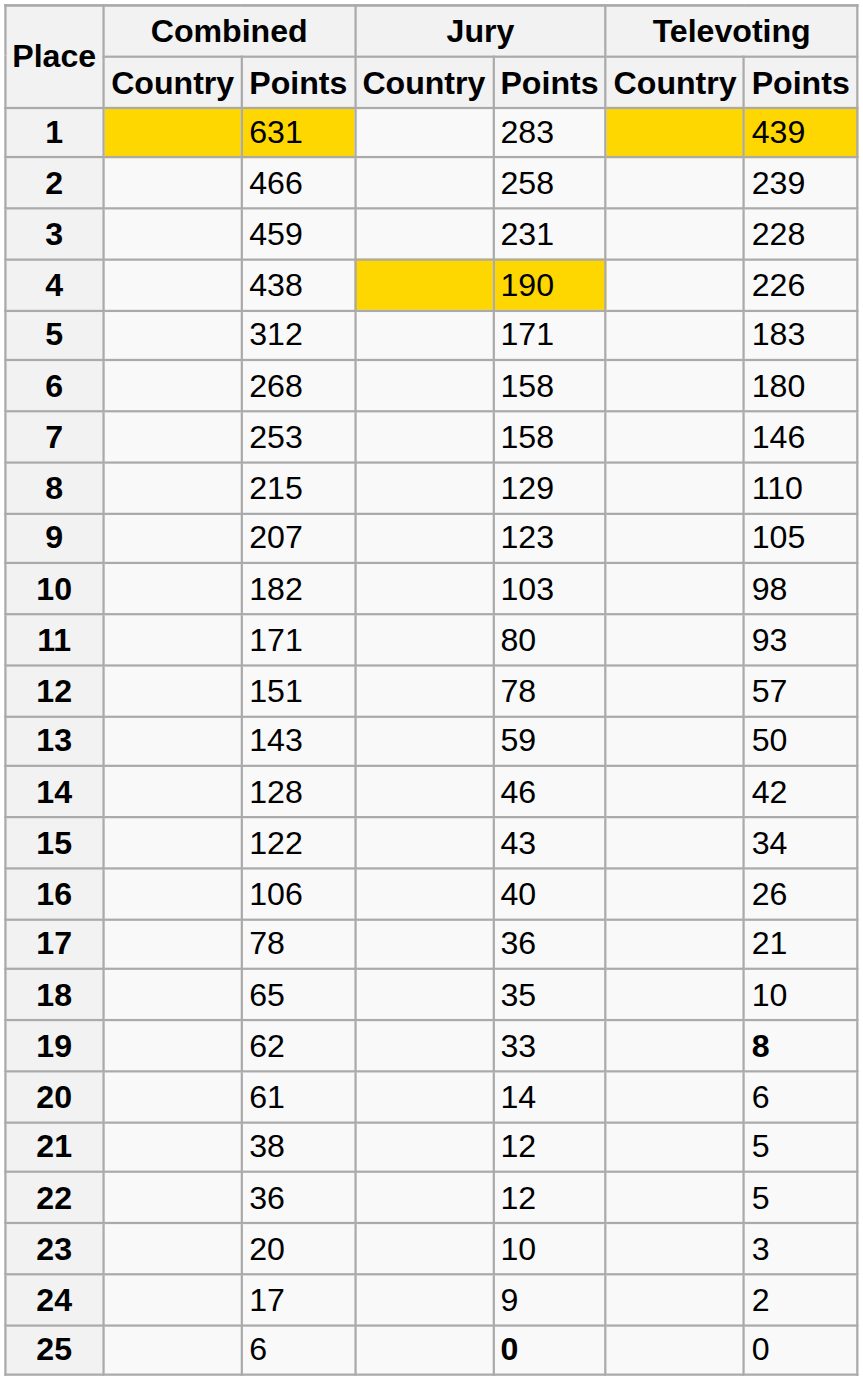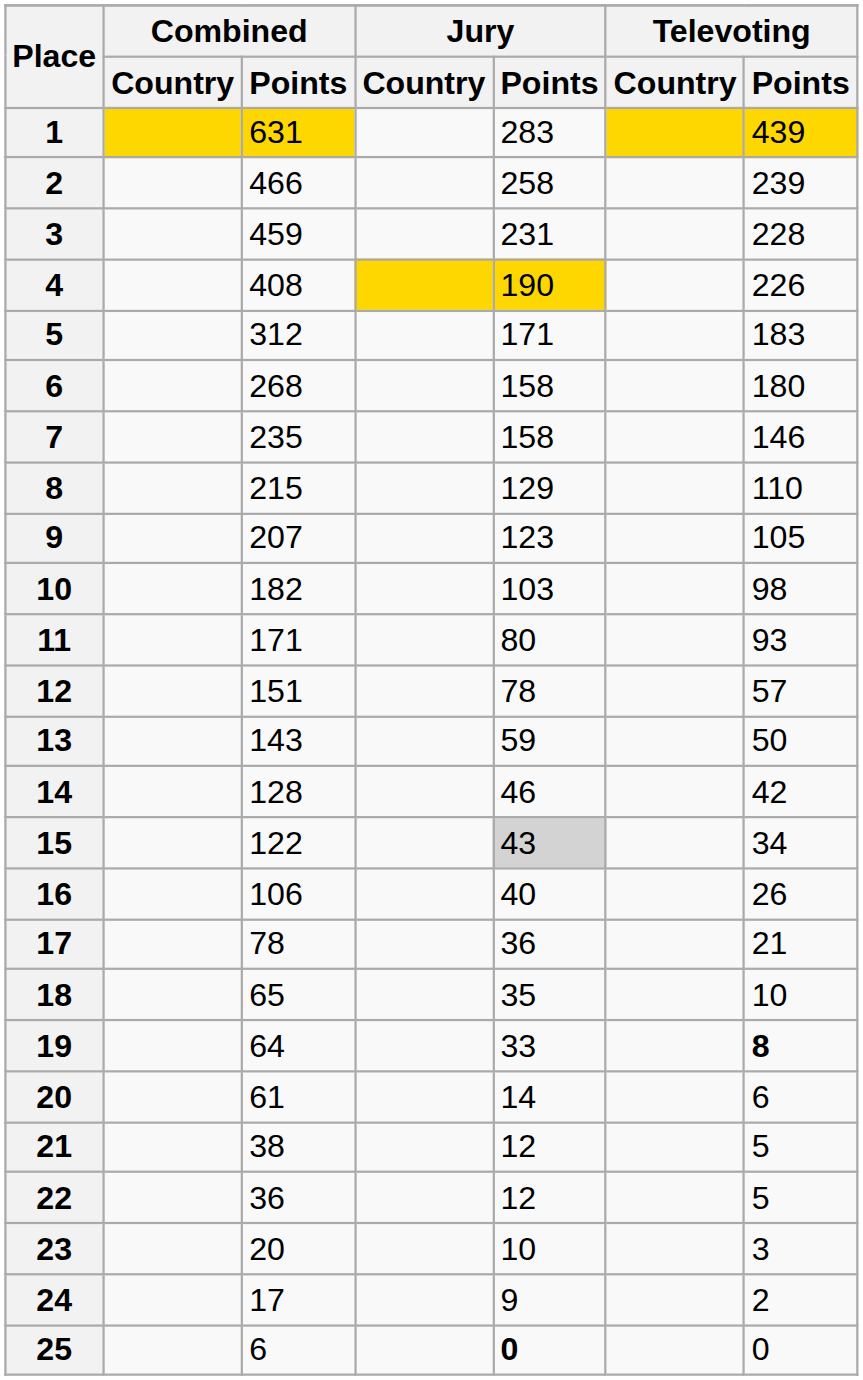(276, 284) 438 -> (276, 284) 408
(276, 437) 253 -> (276, 437) 235
(518, 843) no background -> (518, 843) lightgrey background
(267, 1045) 62 -> (267, 1045) 64
